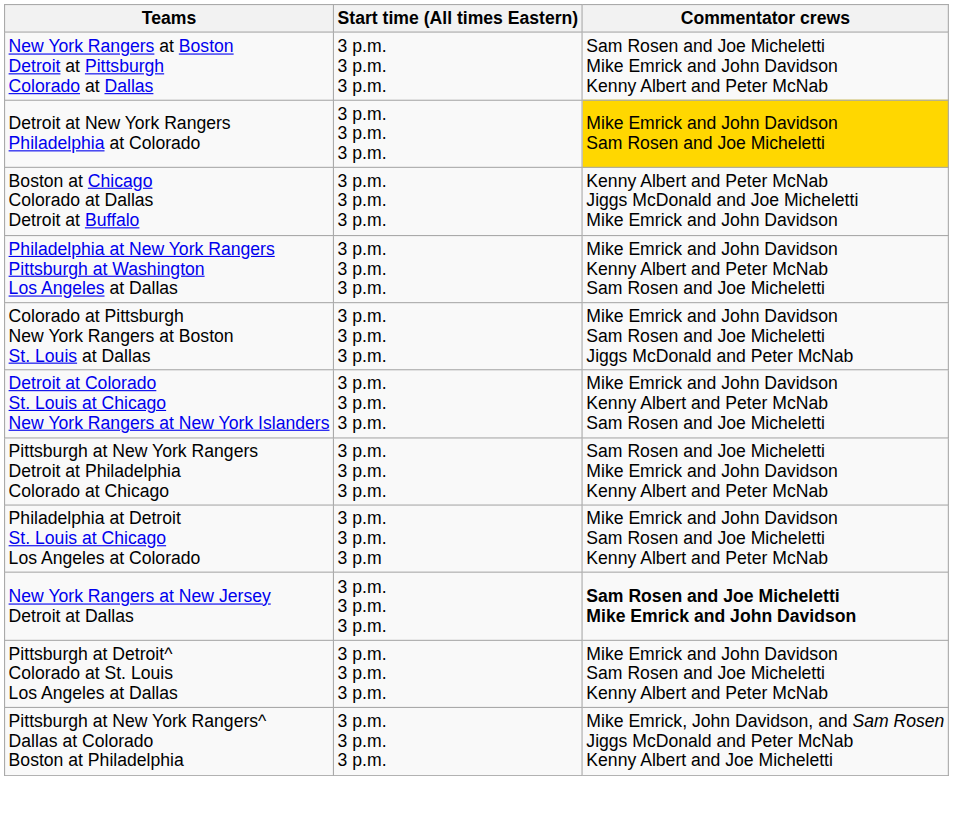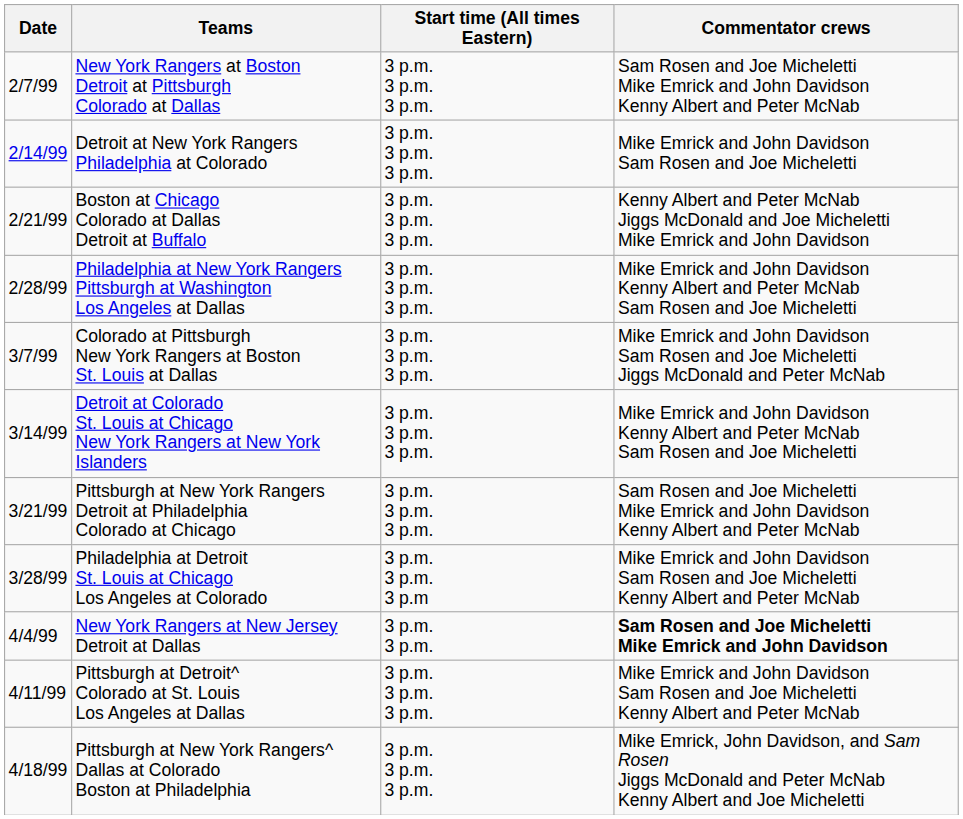+ column: (38, 28)
(712, 133) gold background -> (744, 153) no background
(362, 606) 3 p.m. 3 p.m. 3 p.m. -> (409, 635) 3 p.m. 3 p.m.
